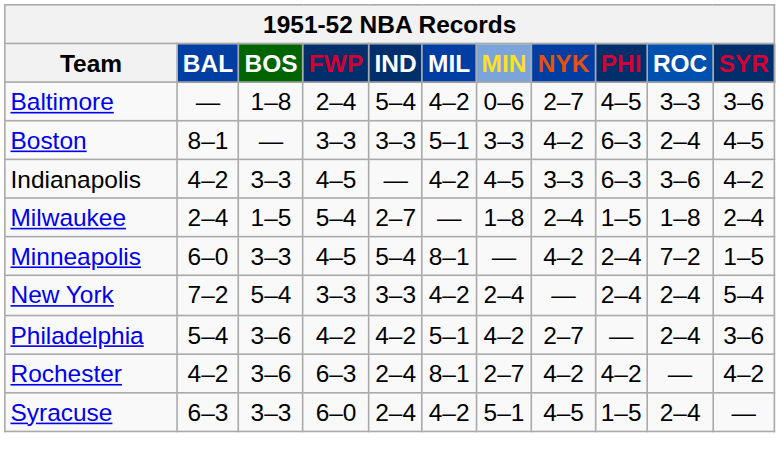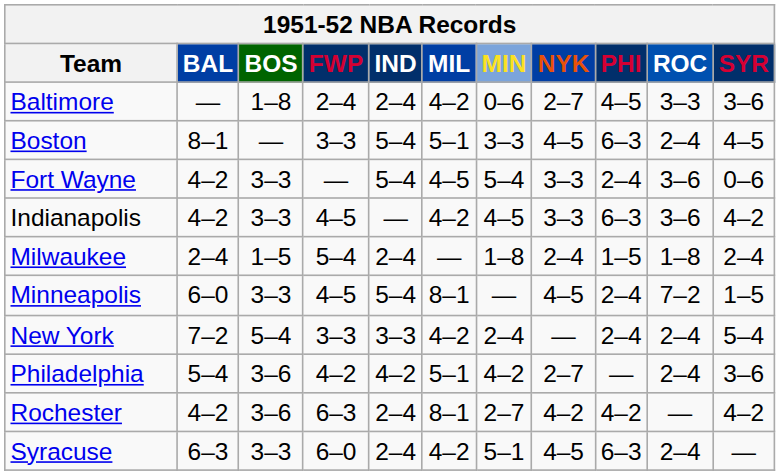(396, 102) 5–4 -> (396, 102) 2–4
(396, 141) 3–3 -> (396, 141) 5–4
(564, 141) 4–2 -> (564, 141) 4–5
+ row: (73, 179)
(396, 218) 2–7 -> (396, 257) 2–4
(564, 257) 4–2 -> (564, 296) 4–5
(621, 412) 1–5 -> (621, 451) 6–3
